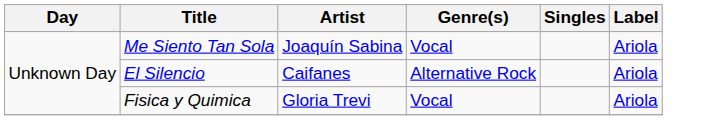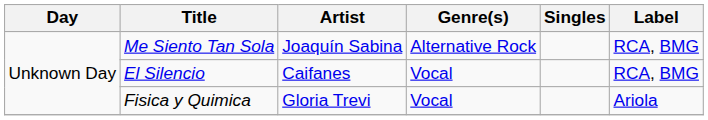(431, 45) Vocal -> (473, 45) Alternative Rock
(636, 45) Ariola -> (656, 45) RCA, BMG
(473, 73) Alternative Rock -> (431, 73) Vocal
(636, 73) Ariola -> (656, 73) RCA, BMG
